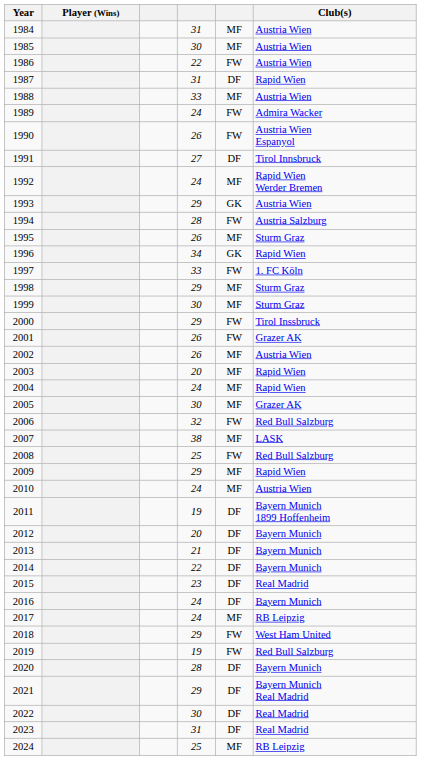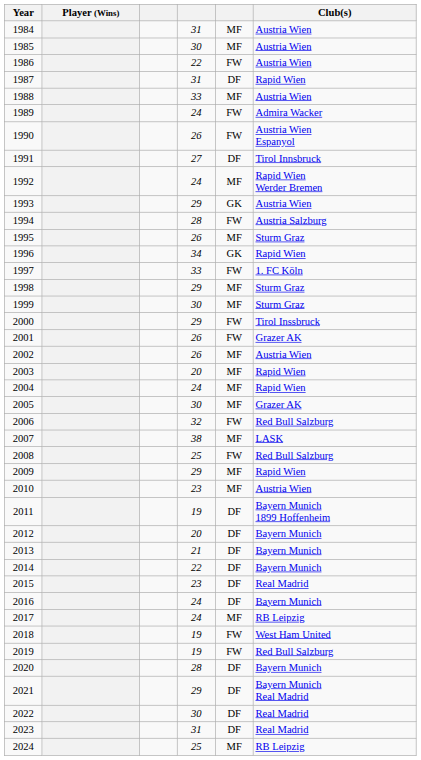(196, 488) 24 -> (196, 488) 23
(196, 634) 29 -> (196, 634) 19
